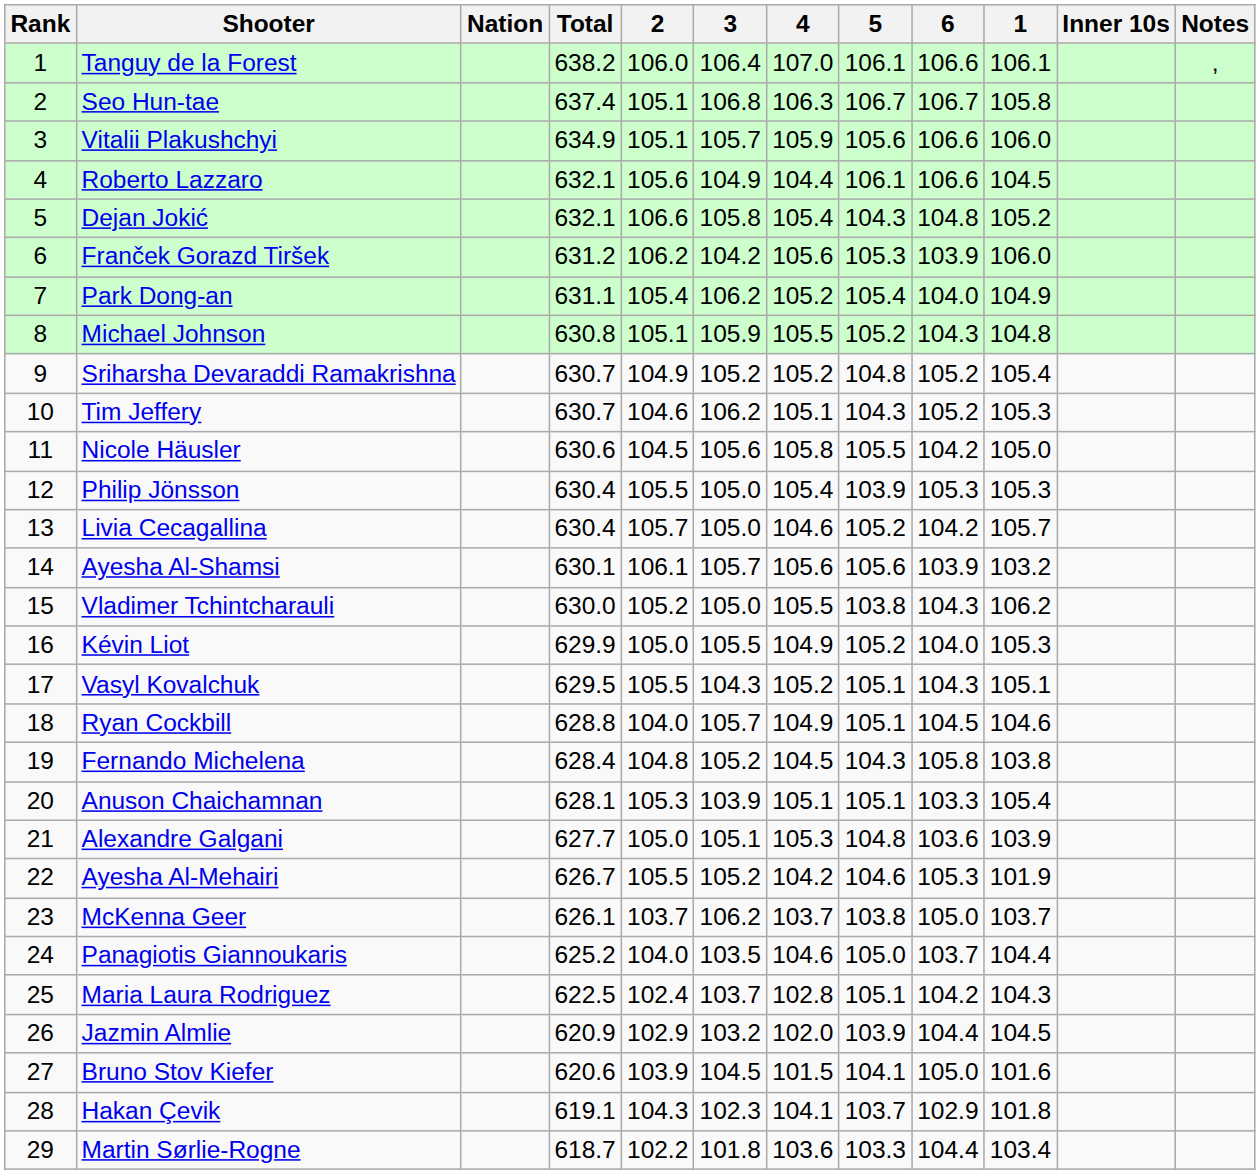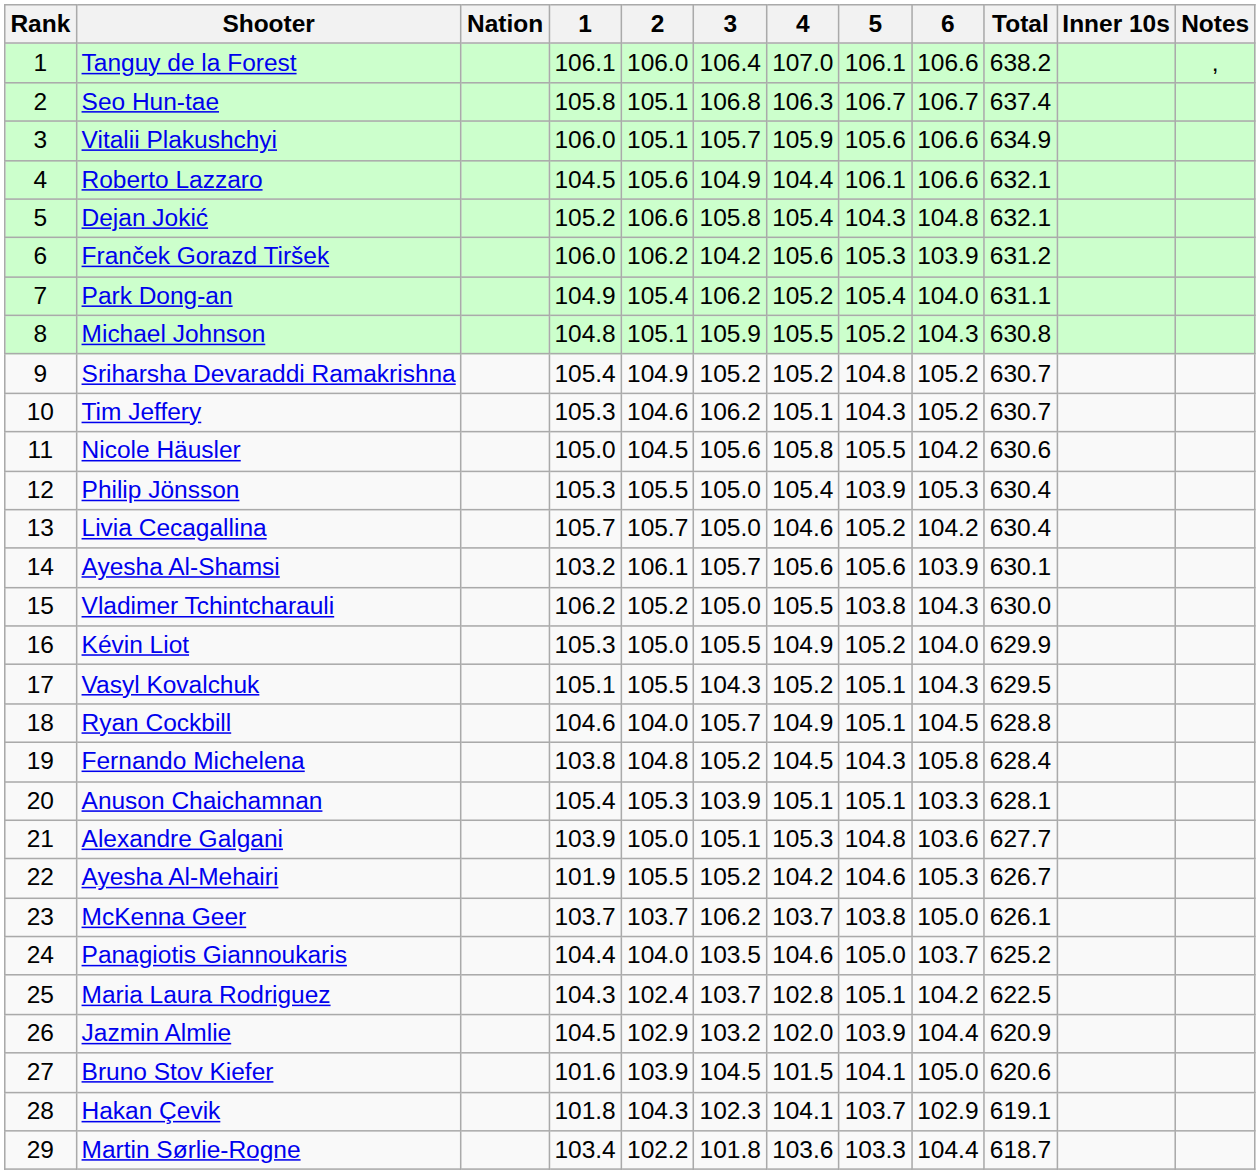columns swapped: (1020, 23) <-> (585, 23)
